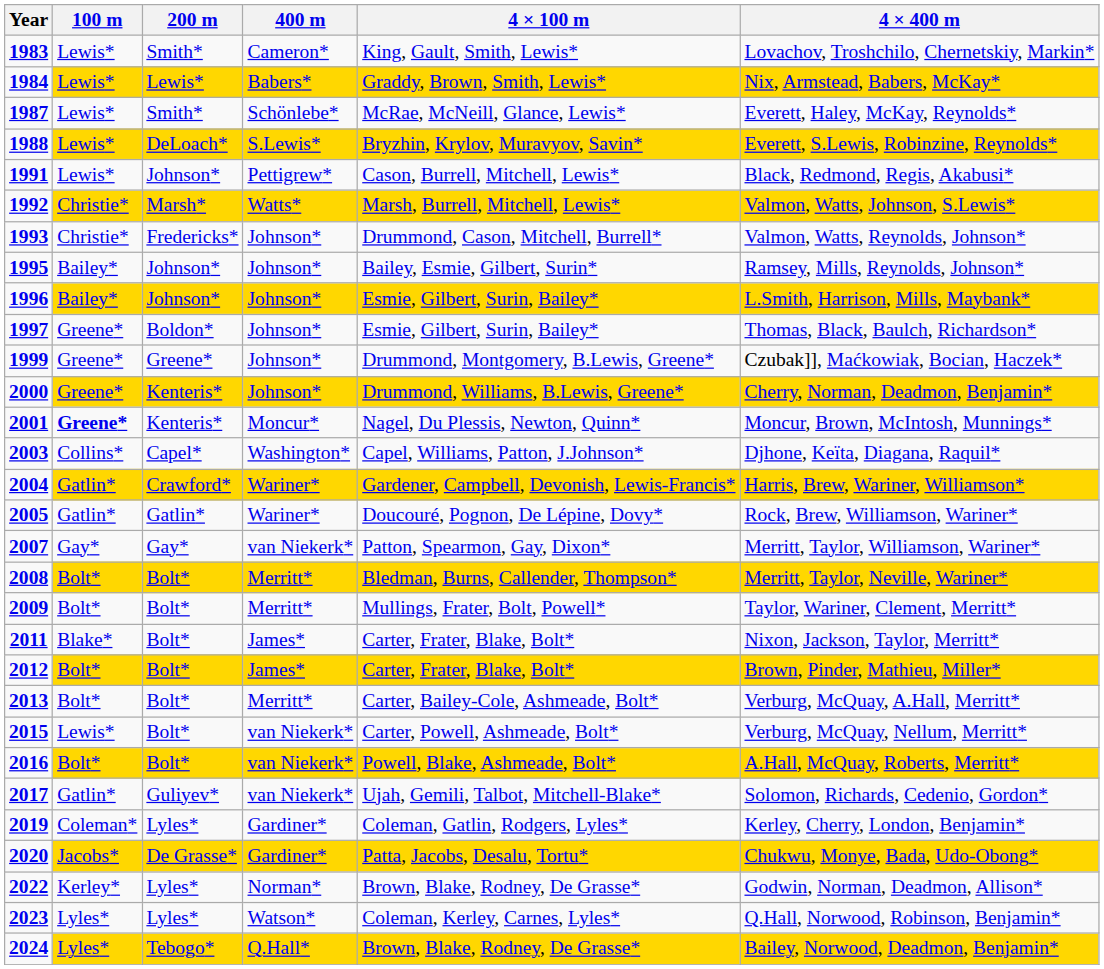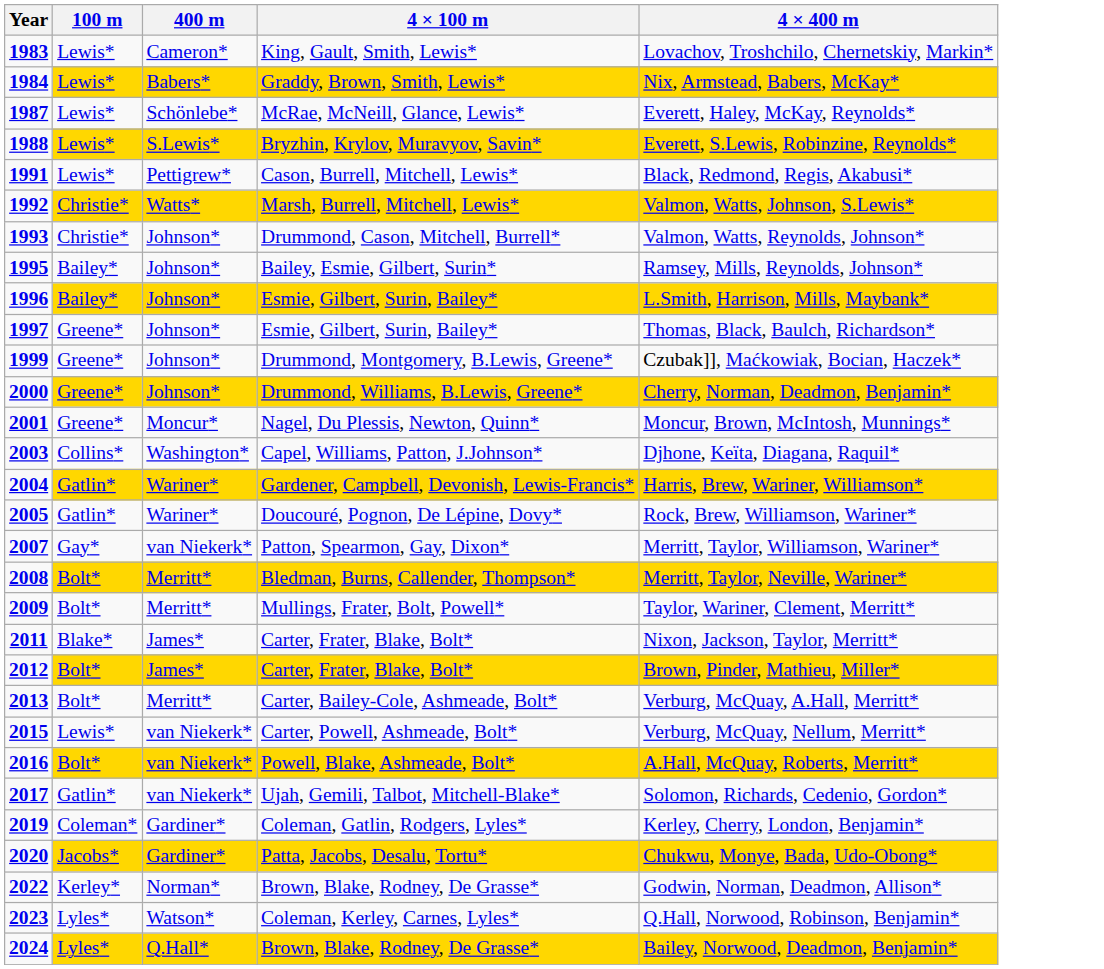- column: (192, 19)
(92, 422) bold -> (90, 422) normal
